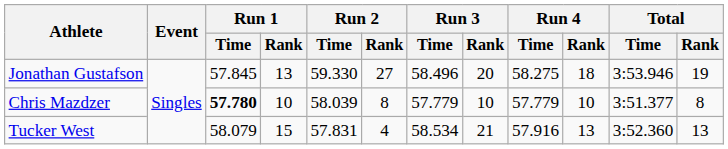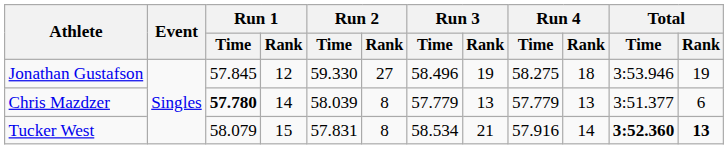(284, 74) 13 -> (284, 74) 12
(485, 74) 20 -> (485, 74) 19
(284, 102) 10 -> (284, 102) 14
(485, 102) 10 -> (485, 102) 13
(586, 102) 10 -> (586, 102) 13
(700, 102) 8 -> (701, 102) 6
(384, 130) 4 -> (384, 130) 8
(586, 130) 13 -> (586, 130) 14
(643, 130) normal -> (644, 130) bold
(700, 130) normal -> (701, 130) bold
